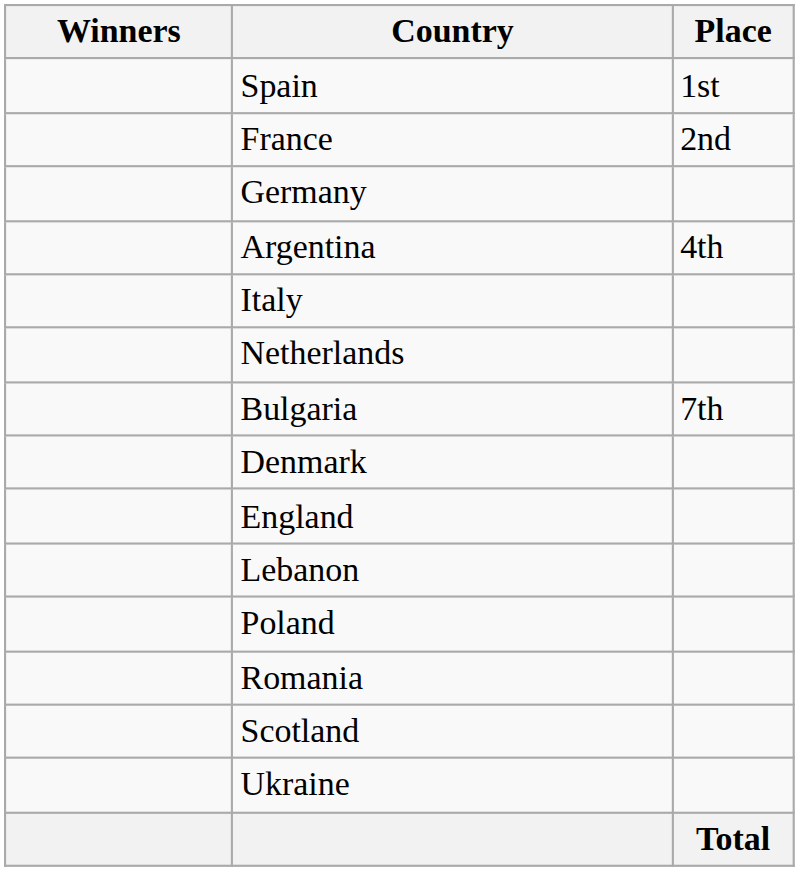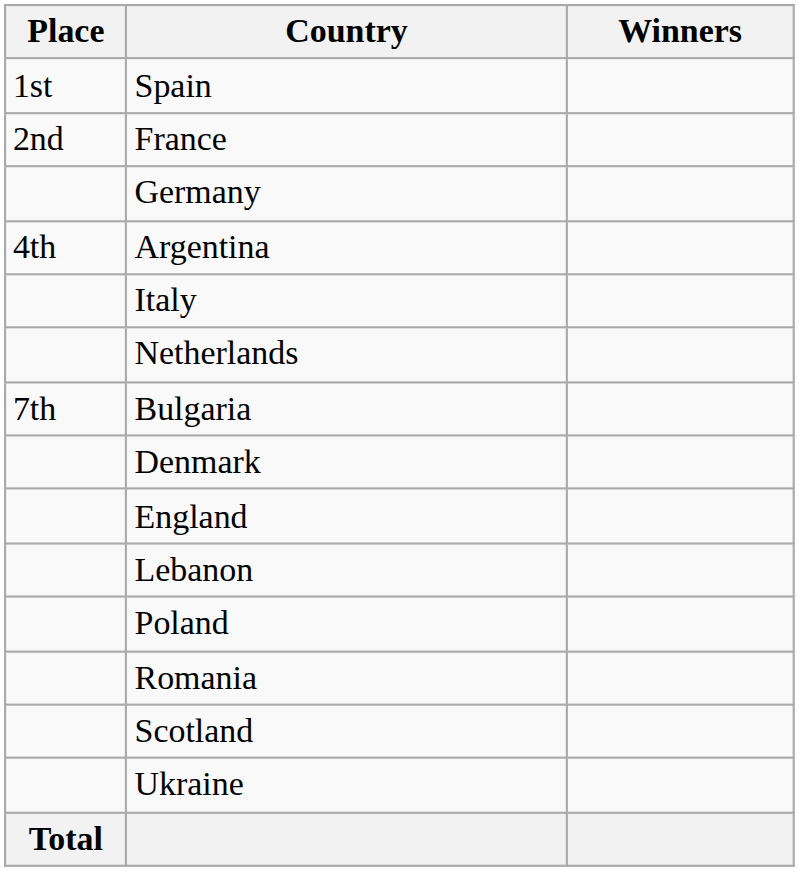columns swapped: (733, 31) <-> (119, 31)
